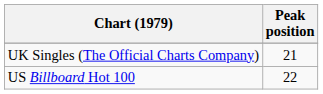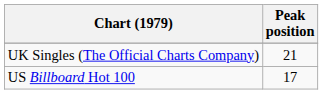(290, 77) 22 -> (290, 77) 17
